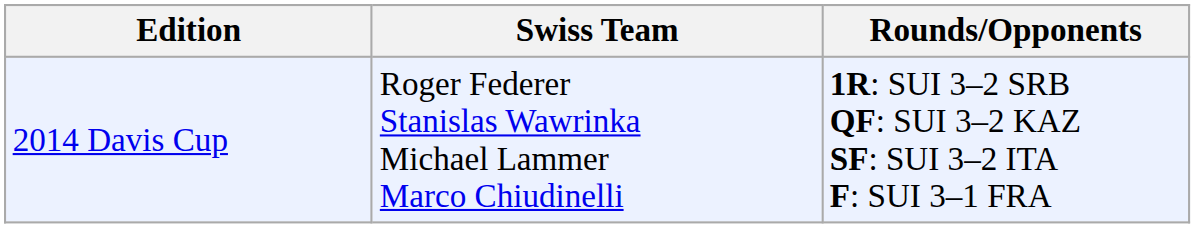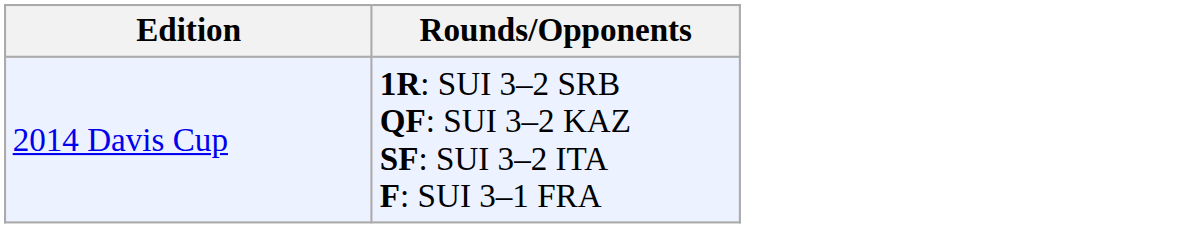- column: (597, 30)
